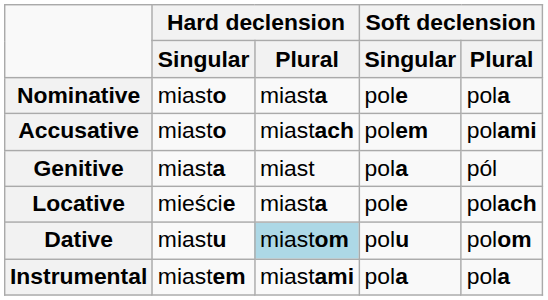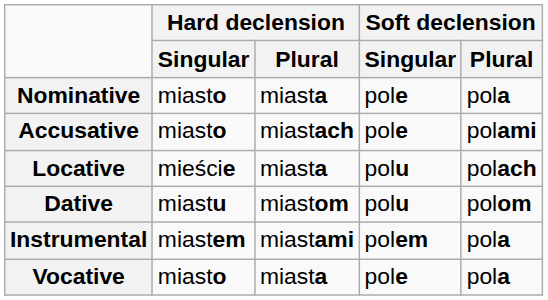(396, 131) polem -> (386, 131) pole
- row: (79, 167)
(386, 204) pole -> (387, 167) polu
(304, 240) lightblue background -> (304, 204) no background
(386, 276) pola -> (396, 240) polem
+ row: (79, 276)
